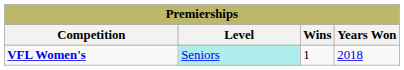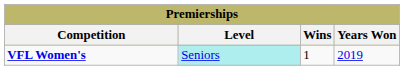(350, 55) 2018 -> (350, 55) 2019
